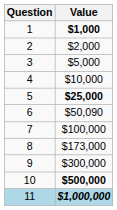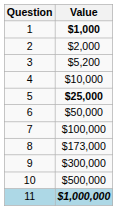(84, 63) $5,000 -> (84, 63) $5,200
(84, 113) $50,090 -> (84, 113) $50,000
(84, 180) bold -> (84, 180) normal
